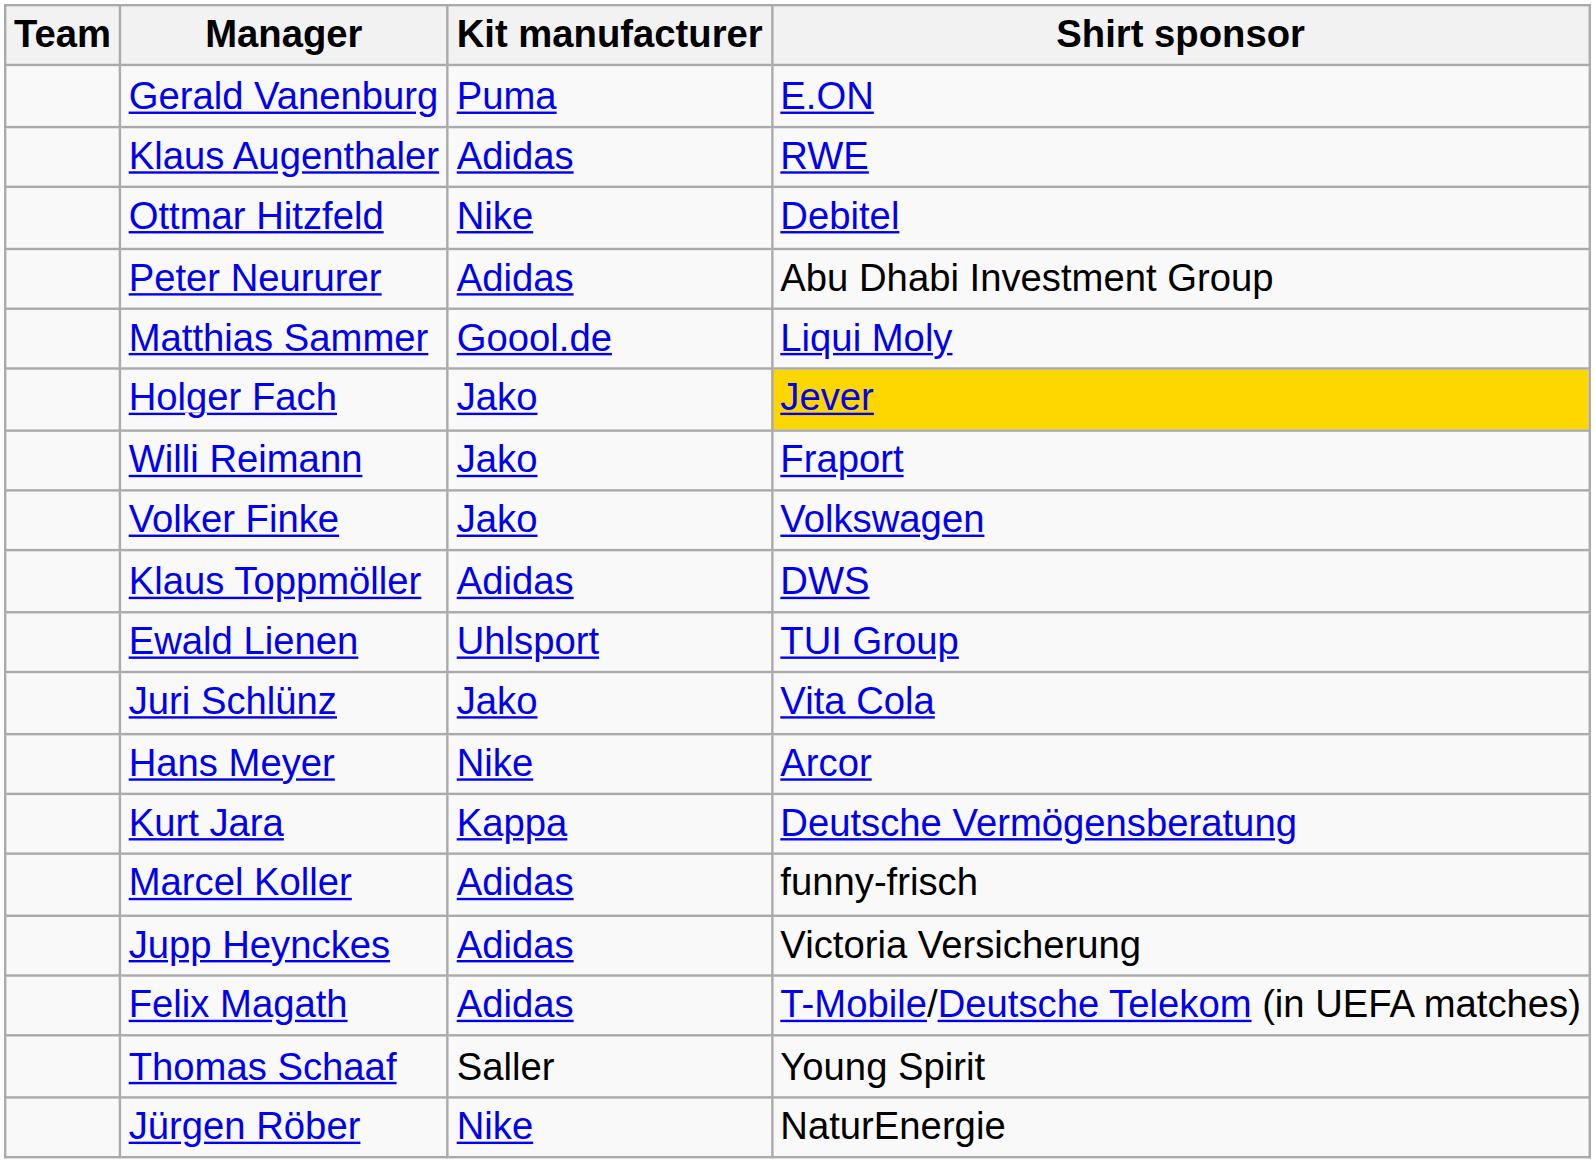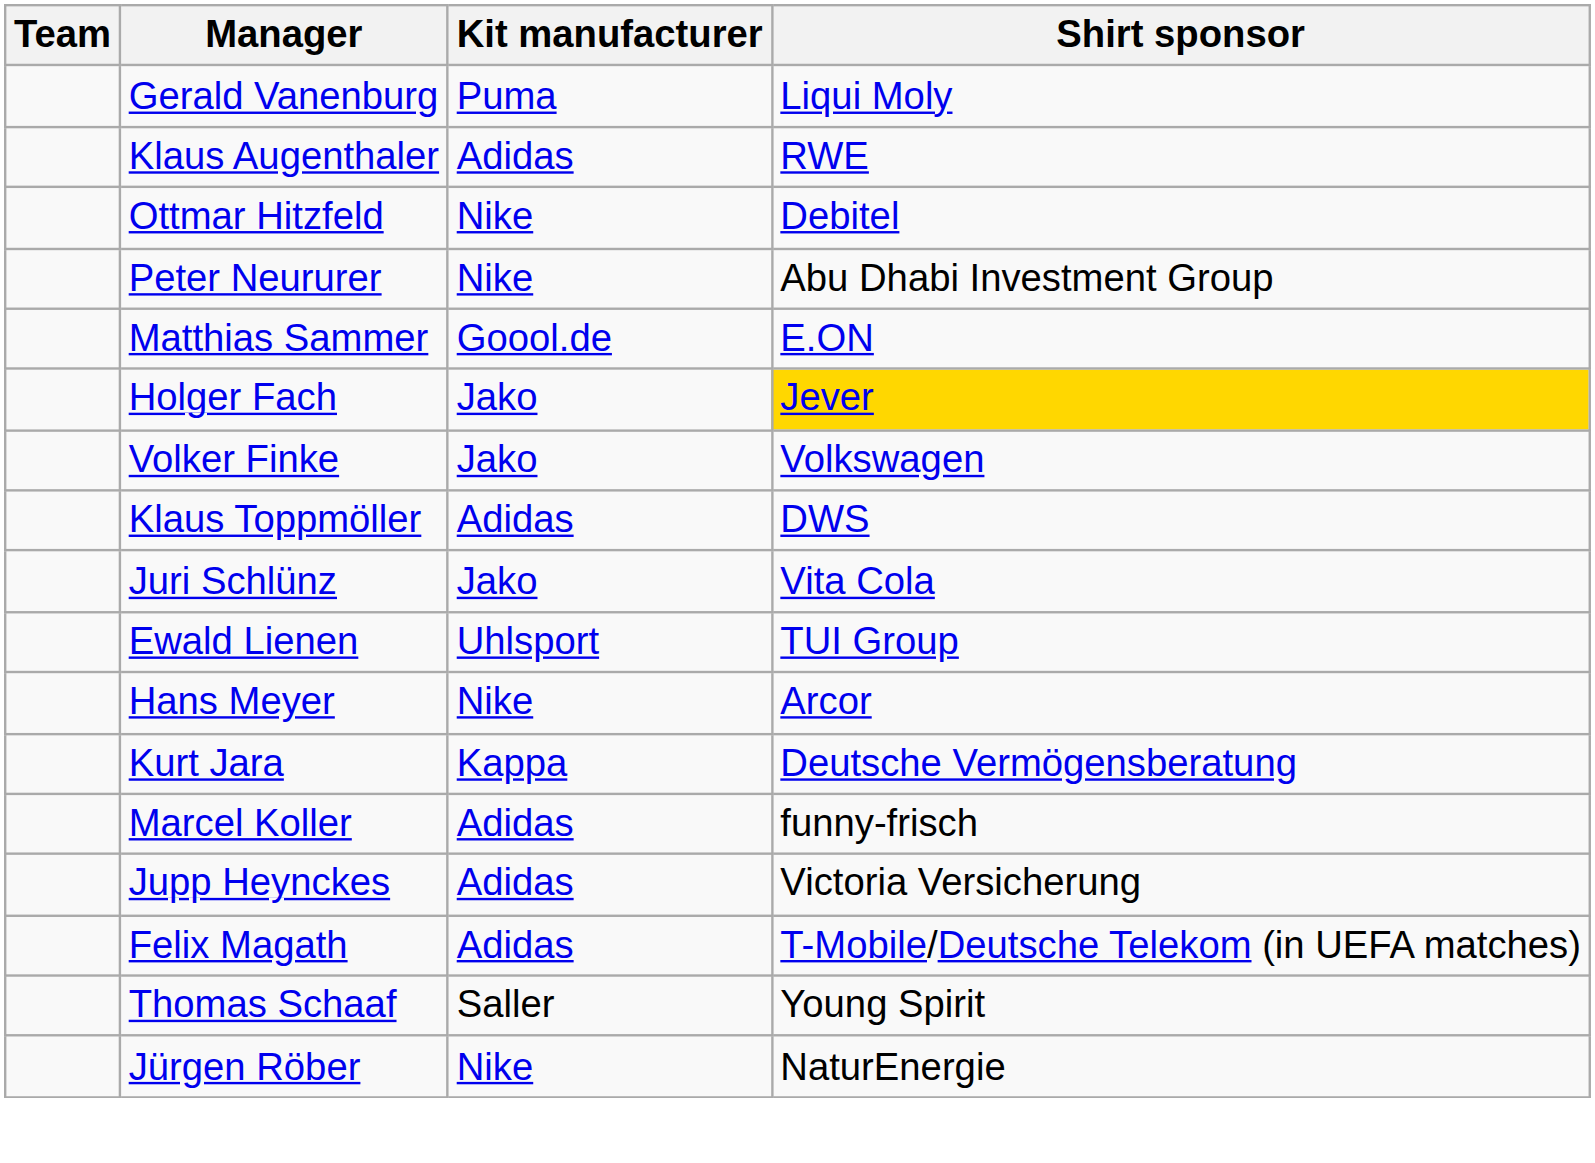(827, 95) E.ON -> (866, 95) Liqui Moly
(515, 277) Adidas -> (495, 277) Nike
(866, 338) Liqui Moly -> (827, 338) E.ON
- row: (246, 459)
rows swapped: (244, 641) <-> (233, 701)
